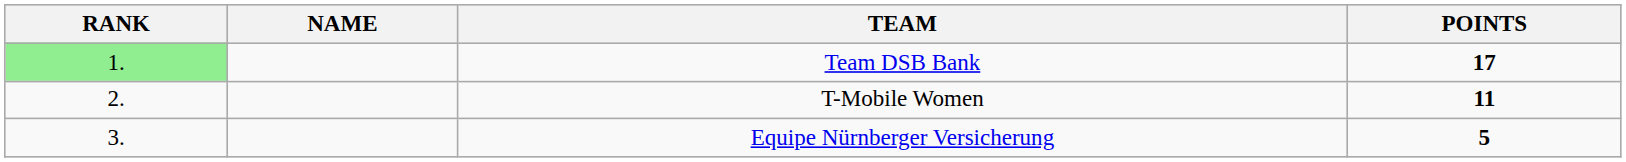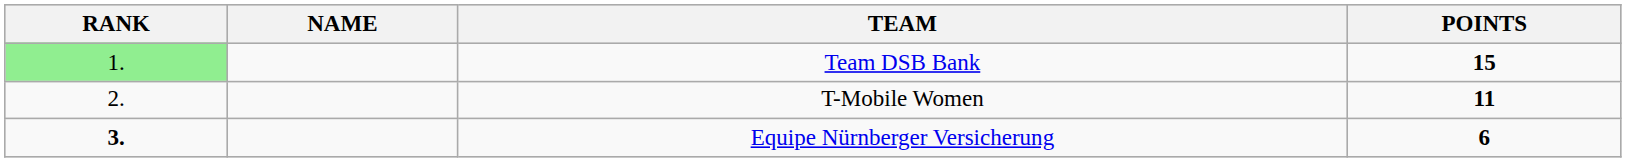(1484, 61) 17 -> (1484, 61) 15
(116, 137) normal -> (116, 137) bold
(1484, 137) 5 -> (1484, 137) 6
